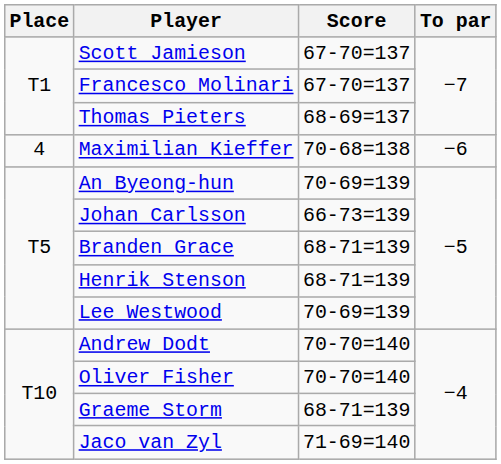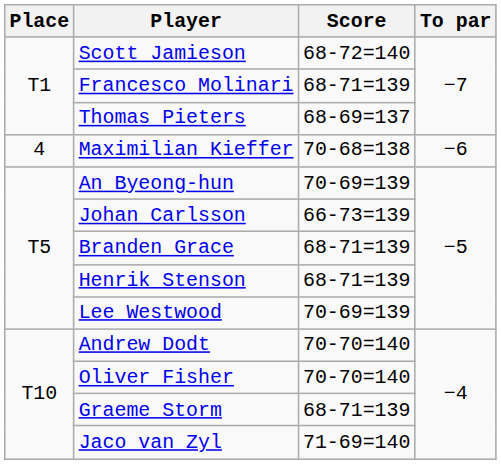(357, 53) 67-70=137 -> (357, 53) 68-72=140
(357, 86) 67-70=137 -> (357, 86) 68-71=139
